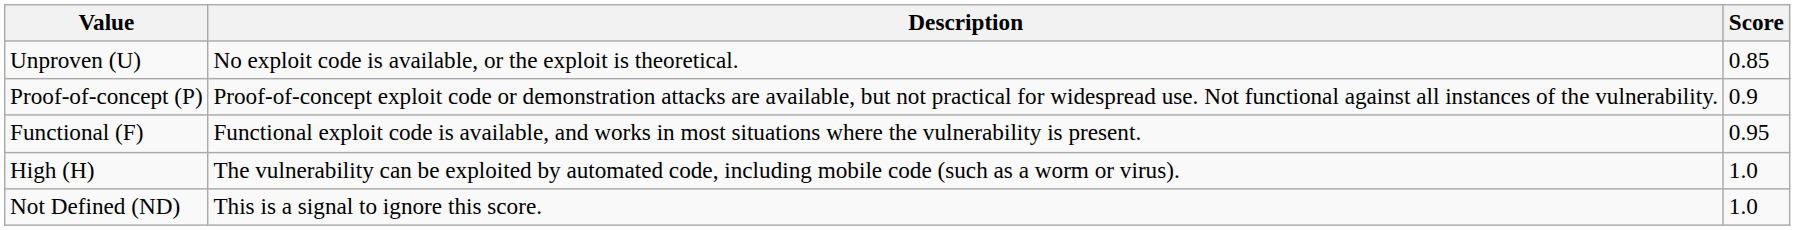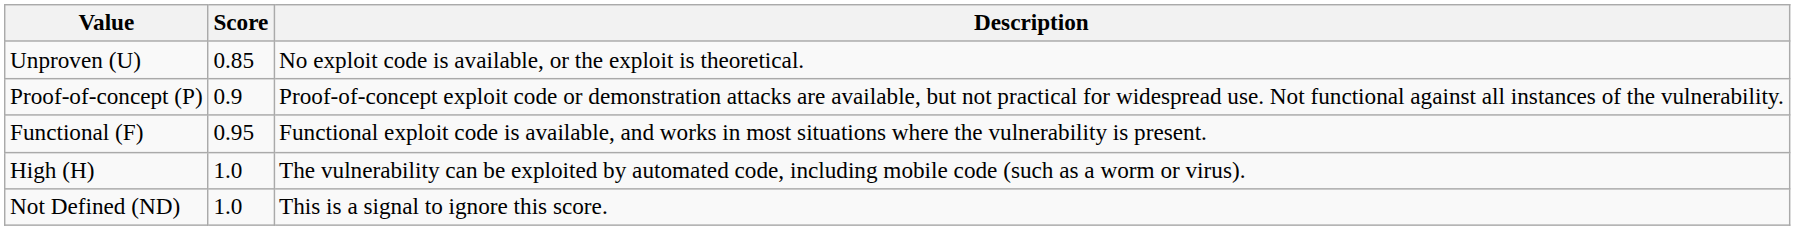columns swapped: (966, 22) <-> (1756, 22)
